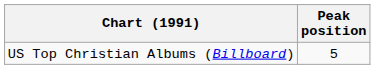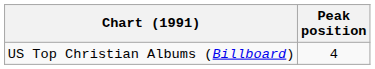(334, 54) 5 -> (334, 54) 4
